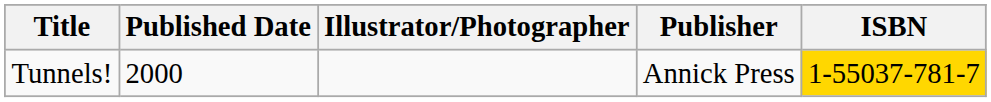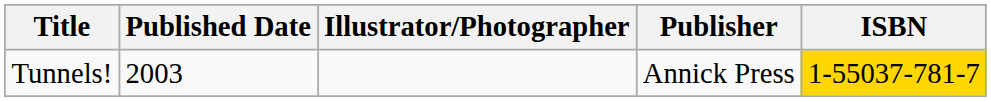(154, 72) 2000 -> (154, 72) 2003
